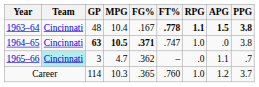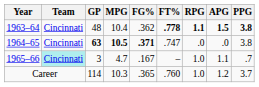(146, 27) .167 -> (146, 27) .362
(199, 43) 1.0 -> (201, 43) .0
(146, 59) .362 -> (146, 59) .167
(201, 59) .0 -> (199, 59) 1.0
